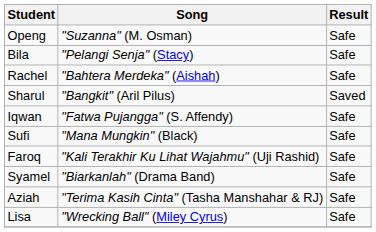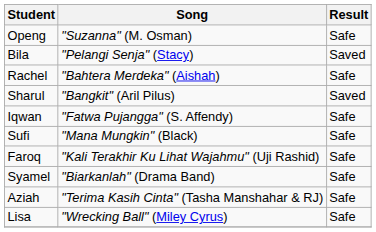(342, 55) Safe -> (347, 55) Saved
